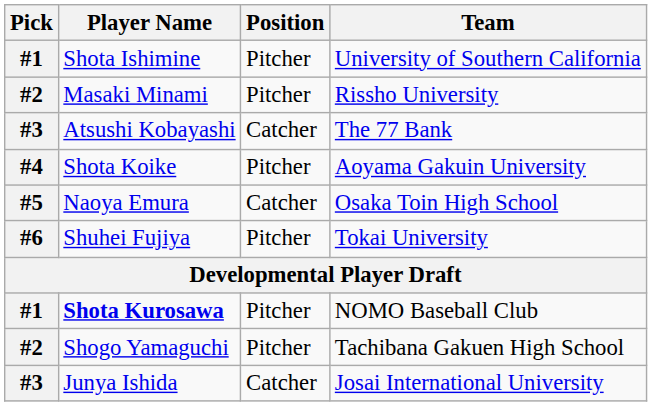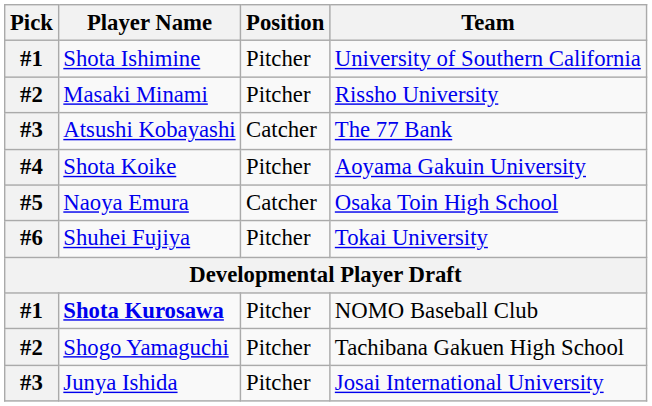(281, 382) Catcher -> (278, 382) Pitcher
